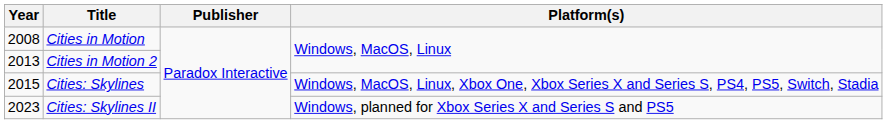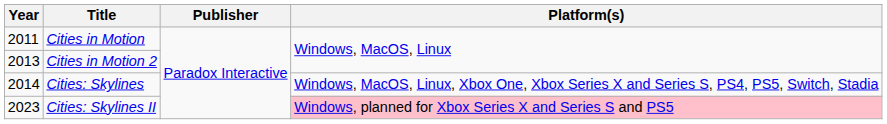(24, 38) 2008 -> (23, 38) 2011
(24, 84) 2015 -> (24, 84) 2014
(484, 107) no background -> (484, 107) pink background
